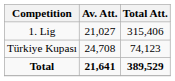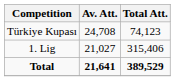rows swapped: (42, 31) <-> (42, 48)
